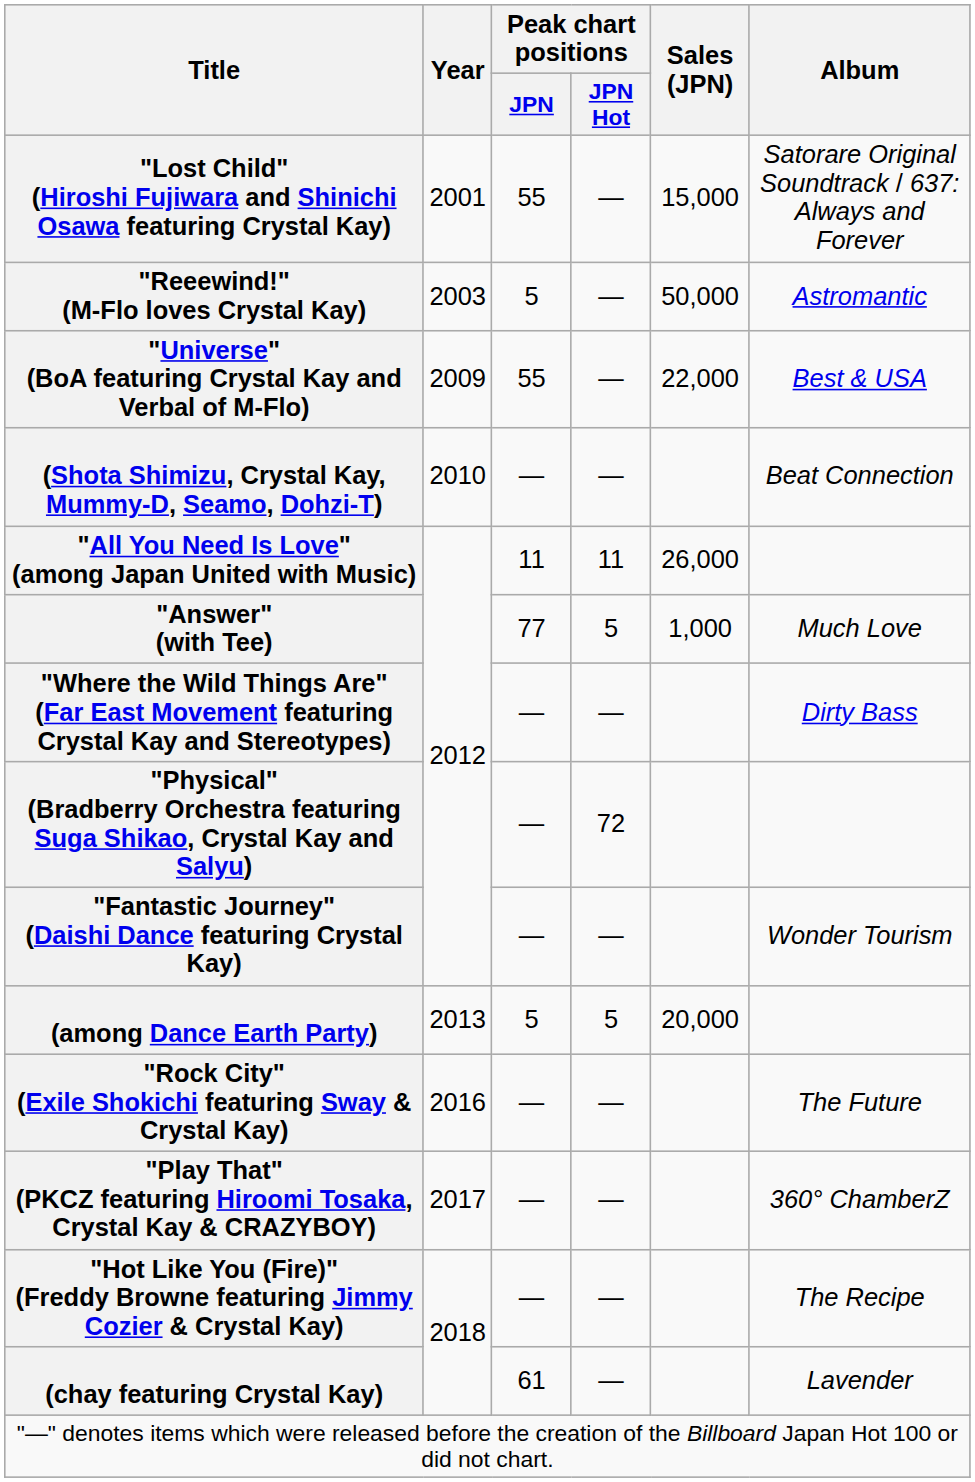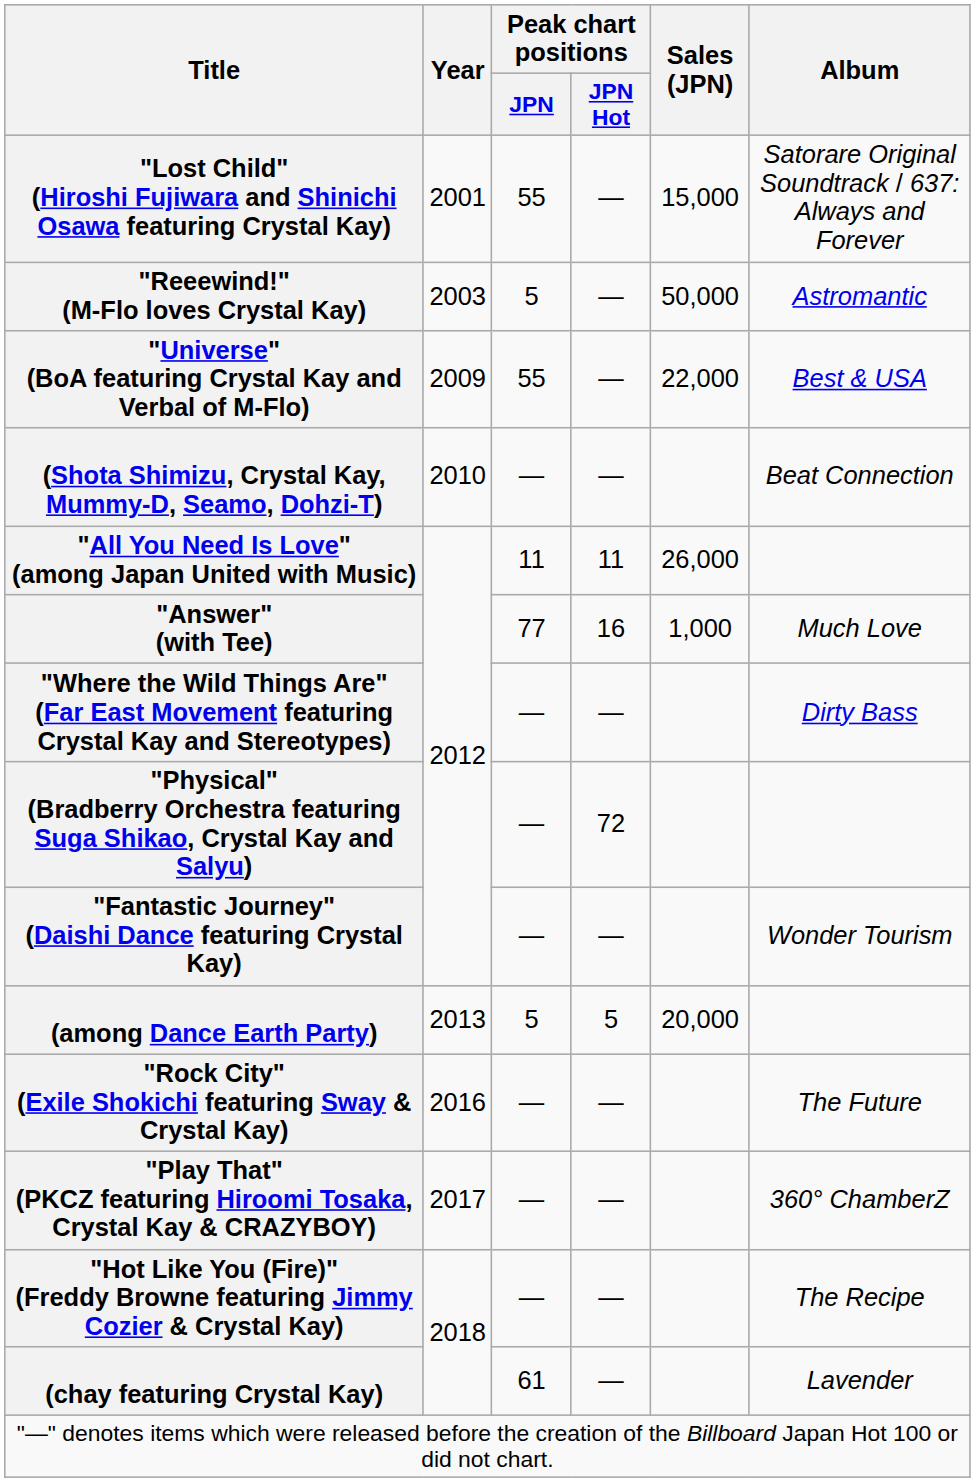(611, 628) 5 -> (611, 628) 16
